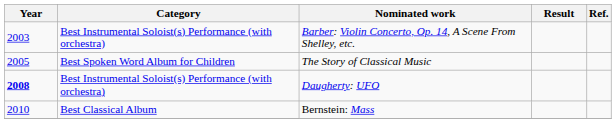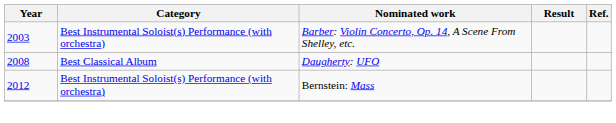- row: (367, 61)
(18, 85) bold -> (18, 61) normal
(166, 85) Best Instrumental Soloist(s) Performance (with orchestra) -> (108, 61) Best Classical Album
(18, 109) 2010 -> (18, 85) 2012
(108, 109) Best Classical Album -> (166, 85) Best Instrumental Soloist(s) Performance (with orchestra)
